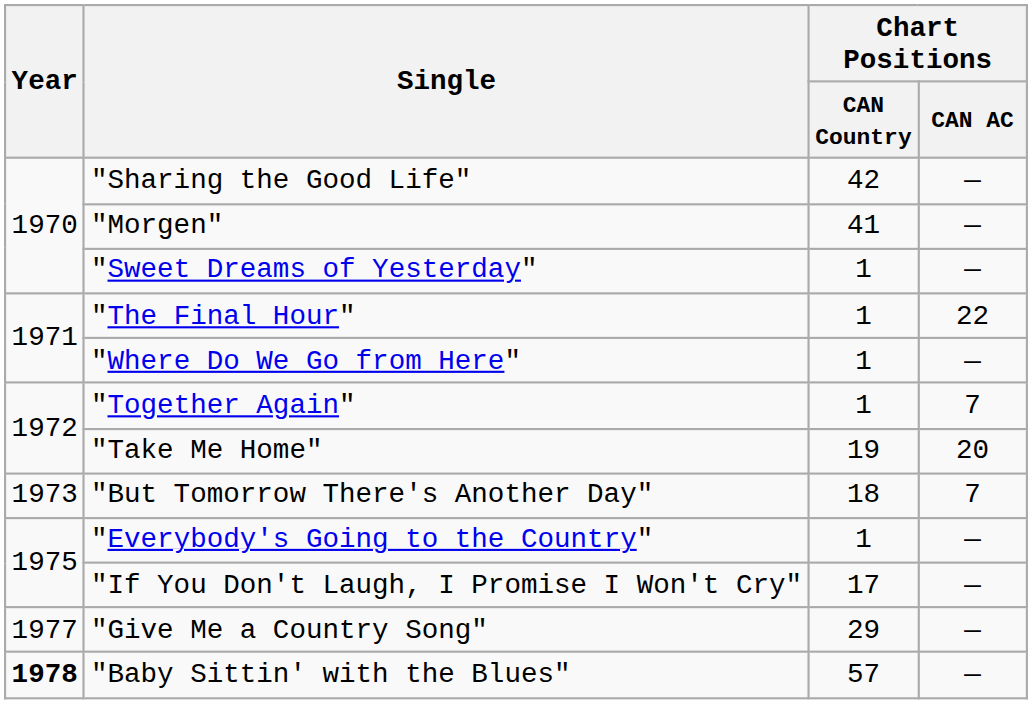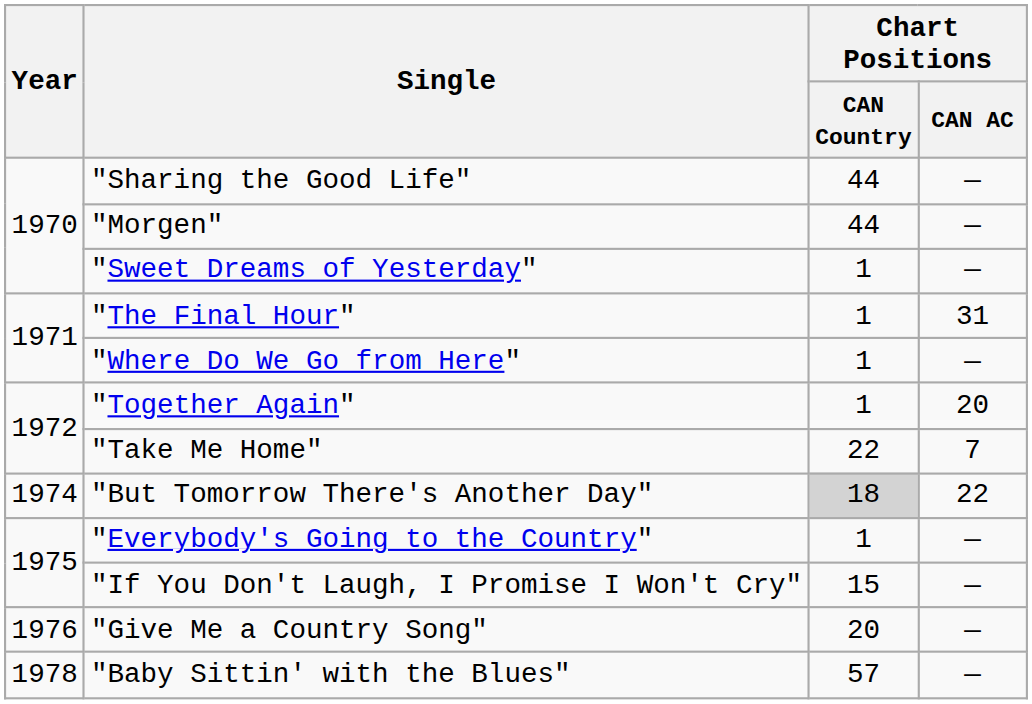(863, 181) 42 -> (863, 181) 44
(863, 226) 41 -> (863, 226) 44
(972, 316) 22 -> (972, 316) 31
(972, 406) 7 -> (972, 406) 20
(863, 450) 19 -> (863, 450) 22
(972, 450) 20 -> (972, 450) 7
(45, 495) 1973 -> (45, 495) 1974
(863, 495) no background -> (863, 495) lightgrey background
(972, 495) 7 -> (972, 495) 22
(863, 585) 17 -> (863, 585) 15
(45, 630) 1977 -> (45, 630) 1976
(863, 630) 29 -> (863, 630) 20
(45, 675) bold -> (45, 675) normal
